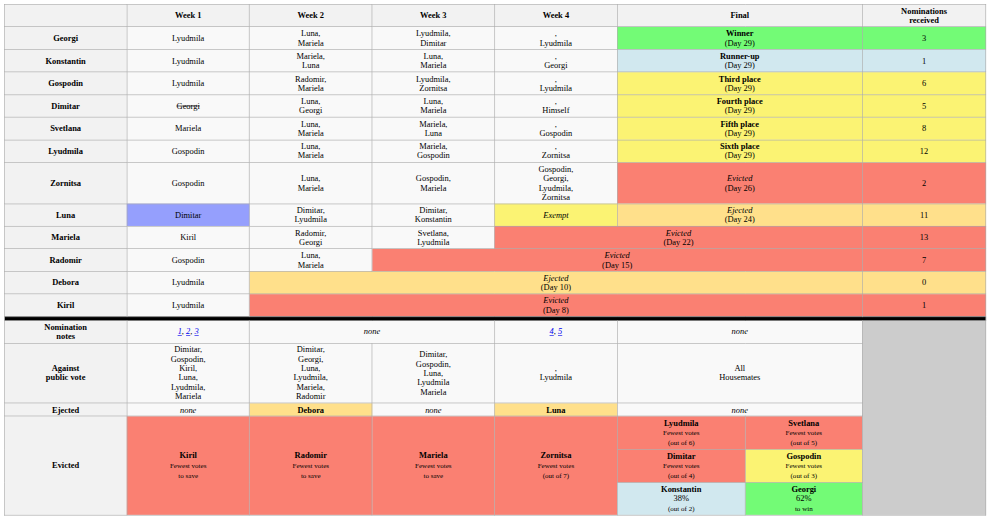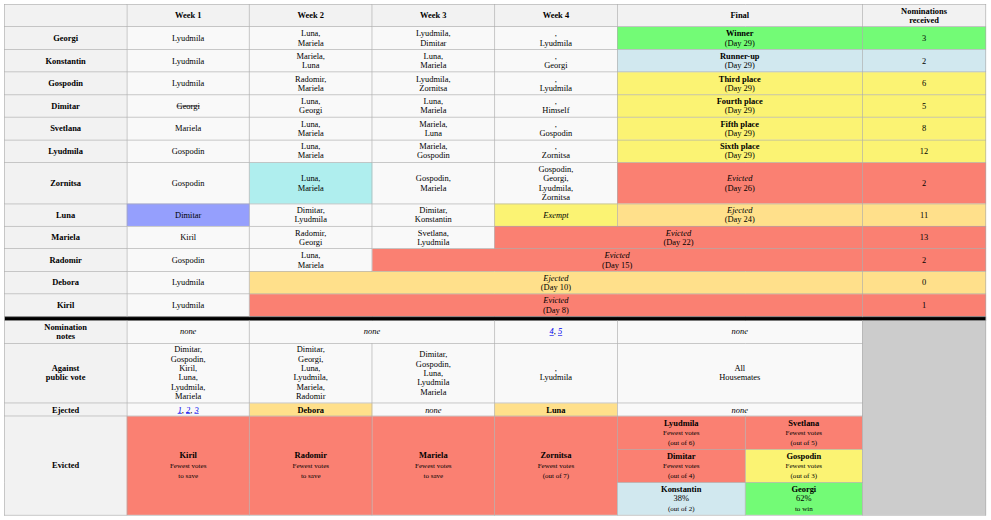(924, 60) 1 -> (924, 60) 2
(311, 183) no background -> (311, 183) paleturquoise background
(924, 260) 7 -> (924, 260) 2
(188, 331) 1, 2, 3 -> (188, 331) none
(188, 409) none -> (188, 409) 1, 2, 3
